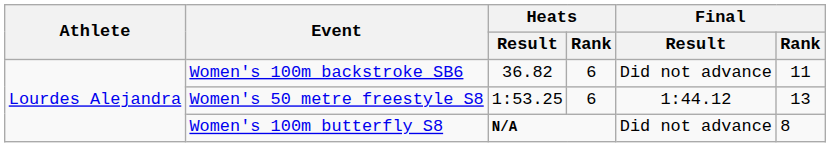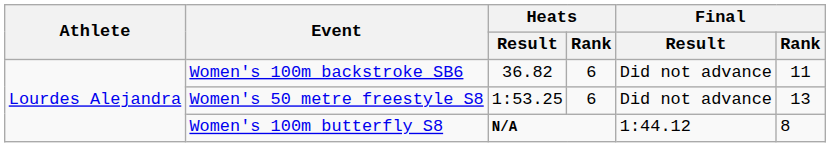(696, 101) 1:44.12 -> (696, 101) Did not advance
(696, 128) Did not advance -> (655, 128) 1:44.12
